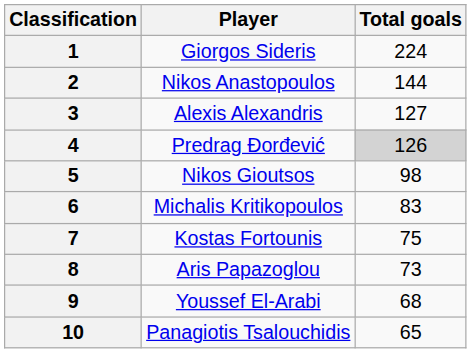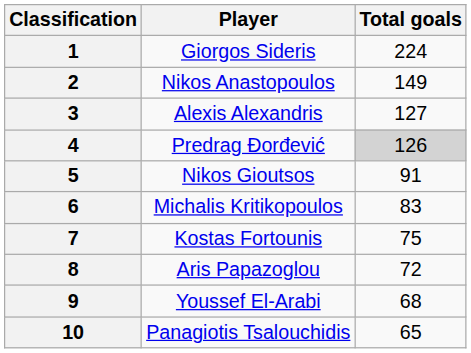(411, 82) 144 -> (411, 82) 149
(411, 176) 98 -> (411, 176) 91
(411, 269) 73 -> (411, 269) 72
